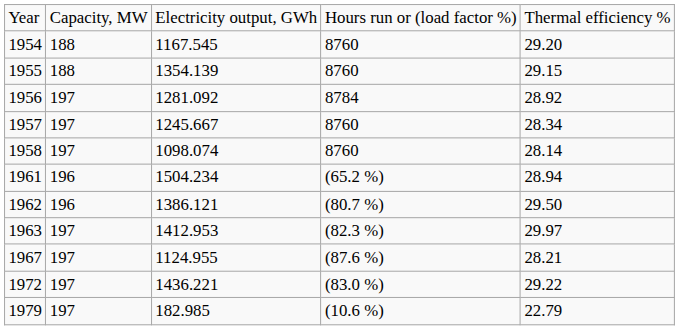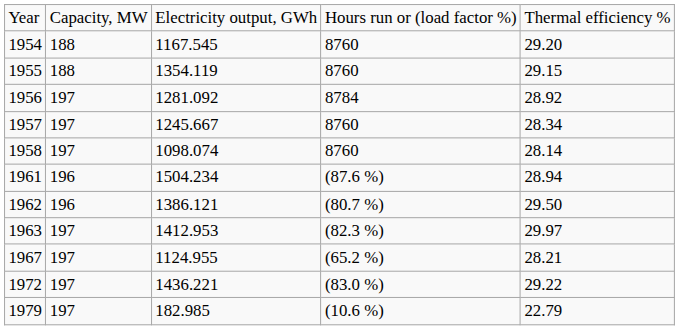(187, 71) 1354.139 -> (186, 71) 1354.119
(354, 177) (65.2 %) -> (354, 177) (87.6 %)
(354, 257) (87.6 %) -> (354, 257) (65.2 %)
